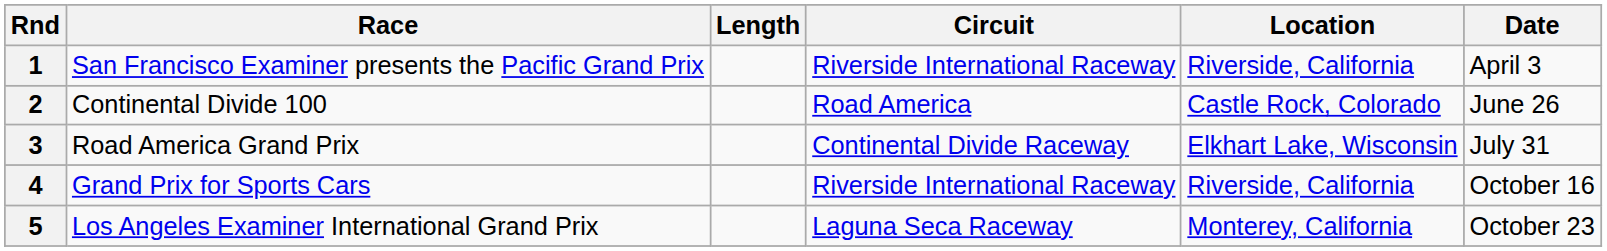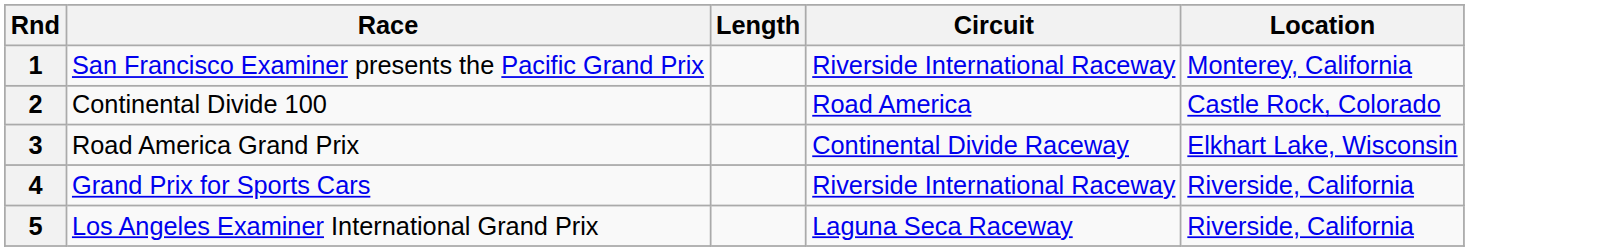- column: (1532, 25)
(1301, 65) Riverside, California -> (1300, 65) Monterey, California
(1300, 225) Monterey, California -> (1301, 225) Riverside, California
